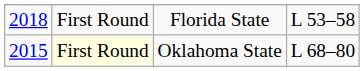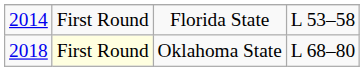(28, 19) 2018 -> (28, 19) 2014
(28, 50) 2015 -> (28, 50) 2018
